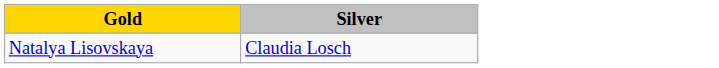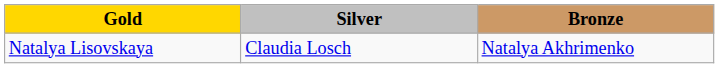+ column: (596, 18)
